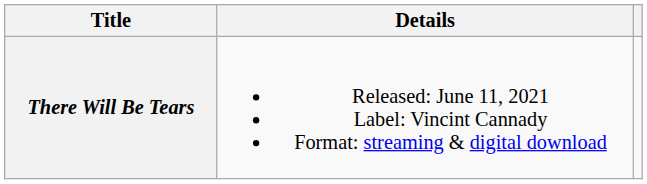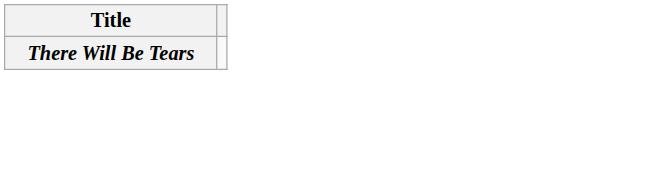- column: (425, 20)
